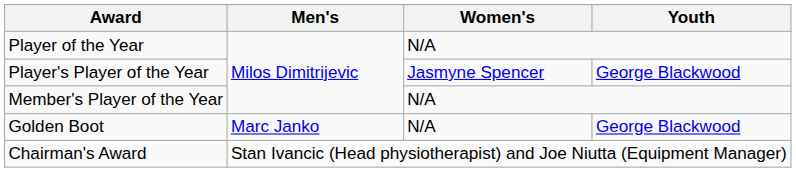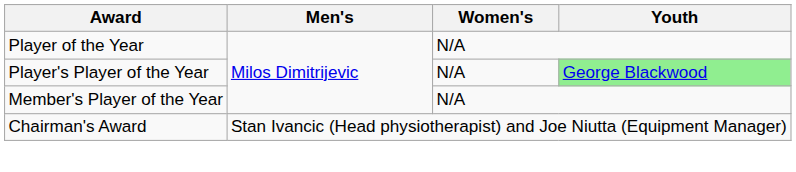(476, 72) Jasmyne Spencer -> (451, 72) N/A
(668, 72) no background -> (635, 72) lightgreen background
- row: (56, 126)
